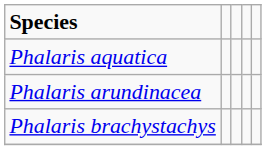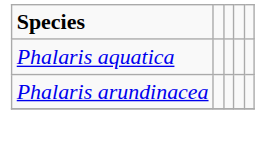- row: (113, 126)
